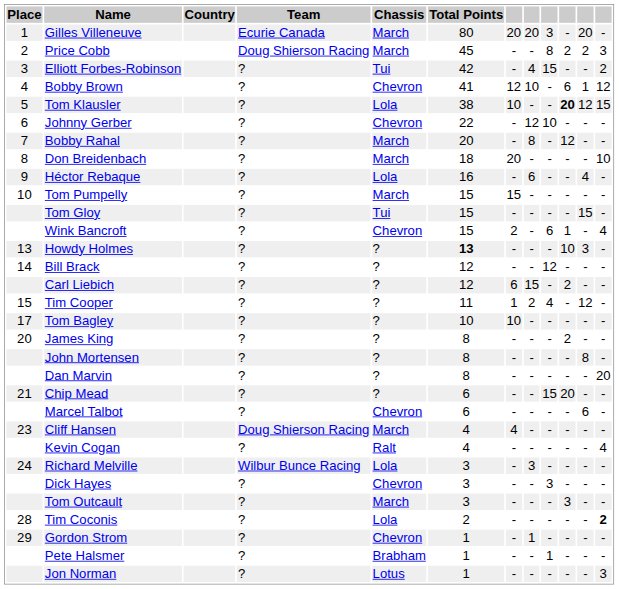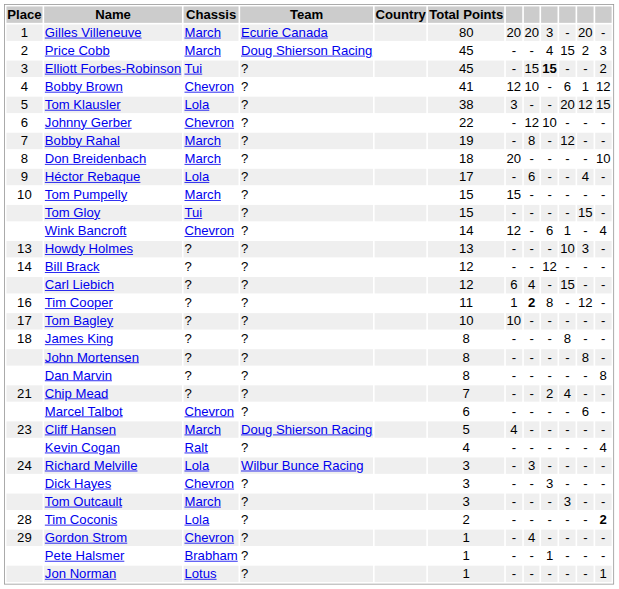columns swapped: (210, 14) <-> (399, 14)
(550, 50) 8 -> (550, 50) 4
(567, 50) 2 -> (567, 50) 15
(466, 68) 42 -> (466, 68) 45
(532, 68) 4 -> (532, 68) 15
(550, 68) normal -> (550, 68) bold
(514, 104) 10 -> (514, 104) 3
(567, 104) bold -> (567, 104) normal
(466, 141) 20 -> (466, 141) 19
(466, 177) 16 -> (466, 177) 17
(466, 231) 15 -> (466, 231) 14
(514, 231) 2 -> (514, 231) 12
(466, 249) bold -> (466, 249) normal
(532, 285) 15 -> (532, 285) 4
(567, 285) 2 -> (567, 285) 15
(24, 303) 15 -> (24, 303) 16
(532, 303) normal -> (532, 303) bold
(550, 303) 4 -> (550, 303) 8
(24, 339) 20 -> (24, 339) 18
(567, 339) 2 -> (567, 339) 8
(603, 375) 20 -> (603, 375) 8
(466, 393) 6 -> (466, 393) 7
(550, 393) 15 -> (550, 393) 2
(567, 393) 20 -> (567, 393) 4
(466, 429) 4 -> (466, 429) 5
(532, 537) 1 -> (532, 537) 4
(603, 573) 3 -> (603, 573) 1
